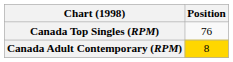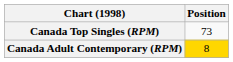(207, 31) 76 -> (207, 31) 73
